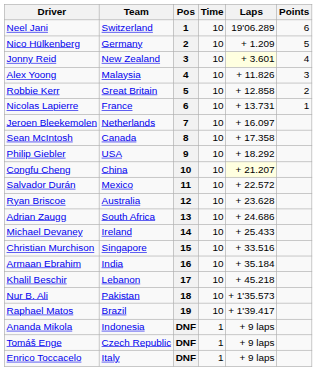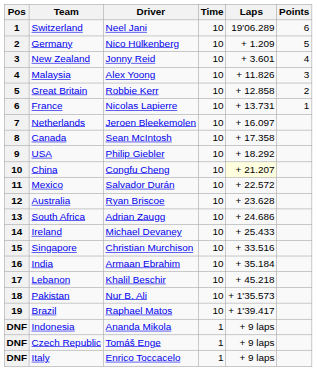columns swapped: (186, 12) <-> (52, 12)
(258, 59) lightyellow background -> (258, 59) no background
